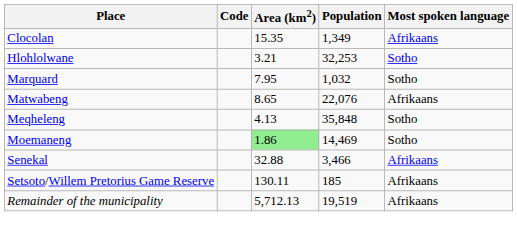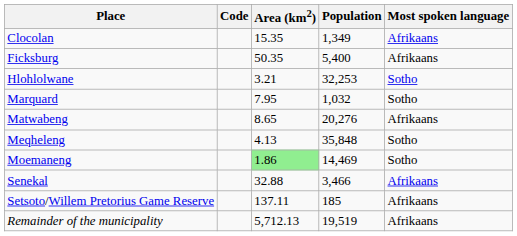+ row: (33, 58)
(339, 99) 22,076 -> (339, 119) 20,276
(272, 180) 130.11 -> (272, 200) 137.11
